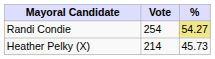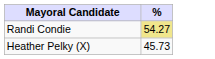- column: (160, 12)
